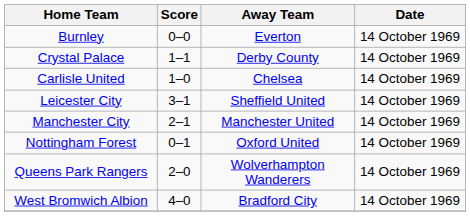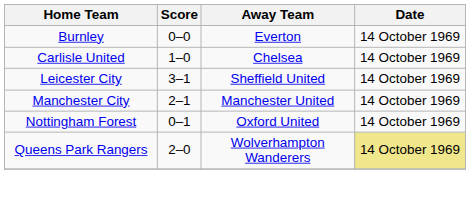- row: (81, 57)
(410, 171) no background -> (410, 150) khaki background
- row: (81, 200)
